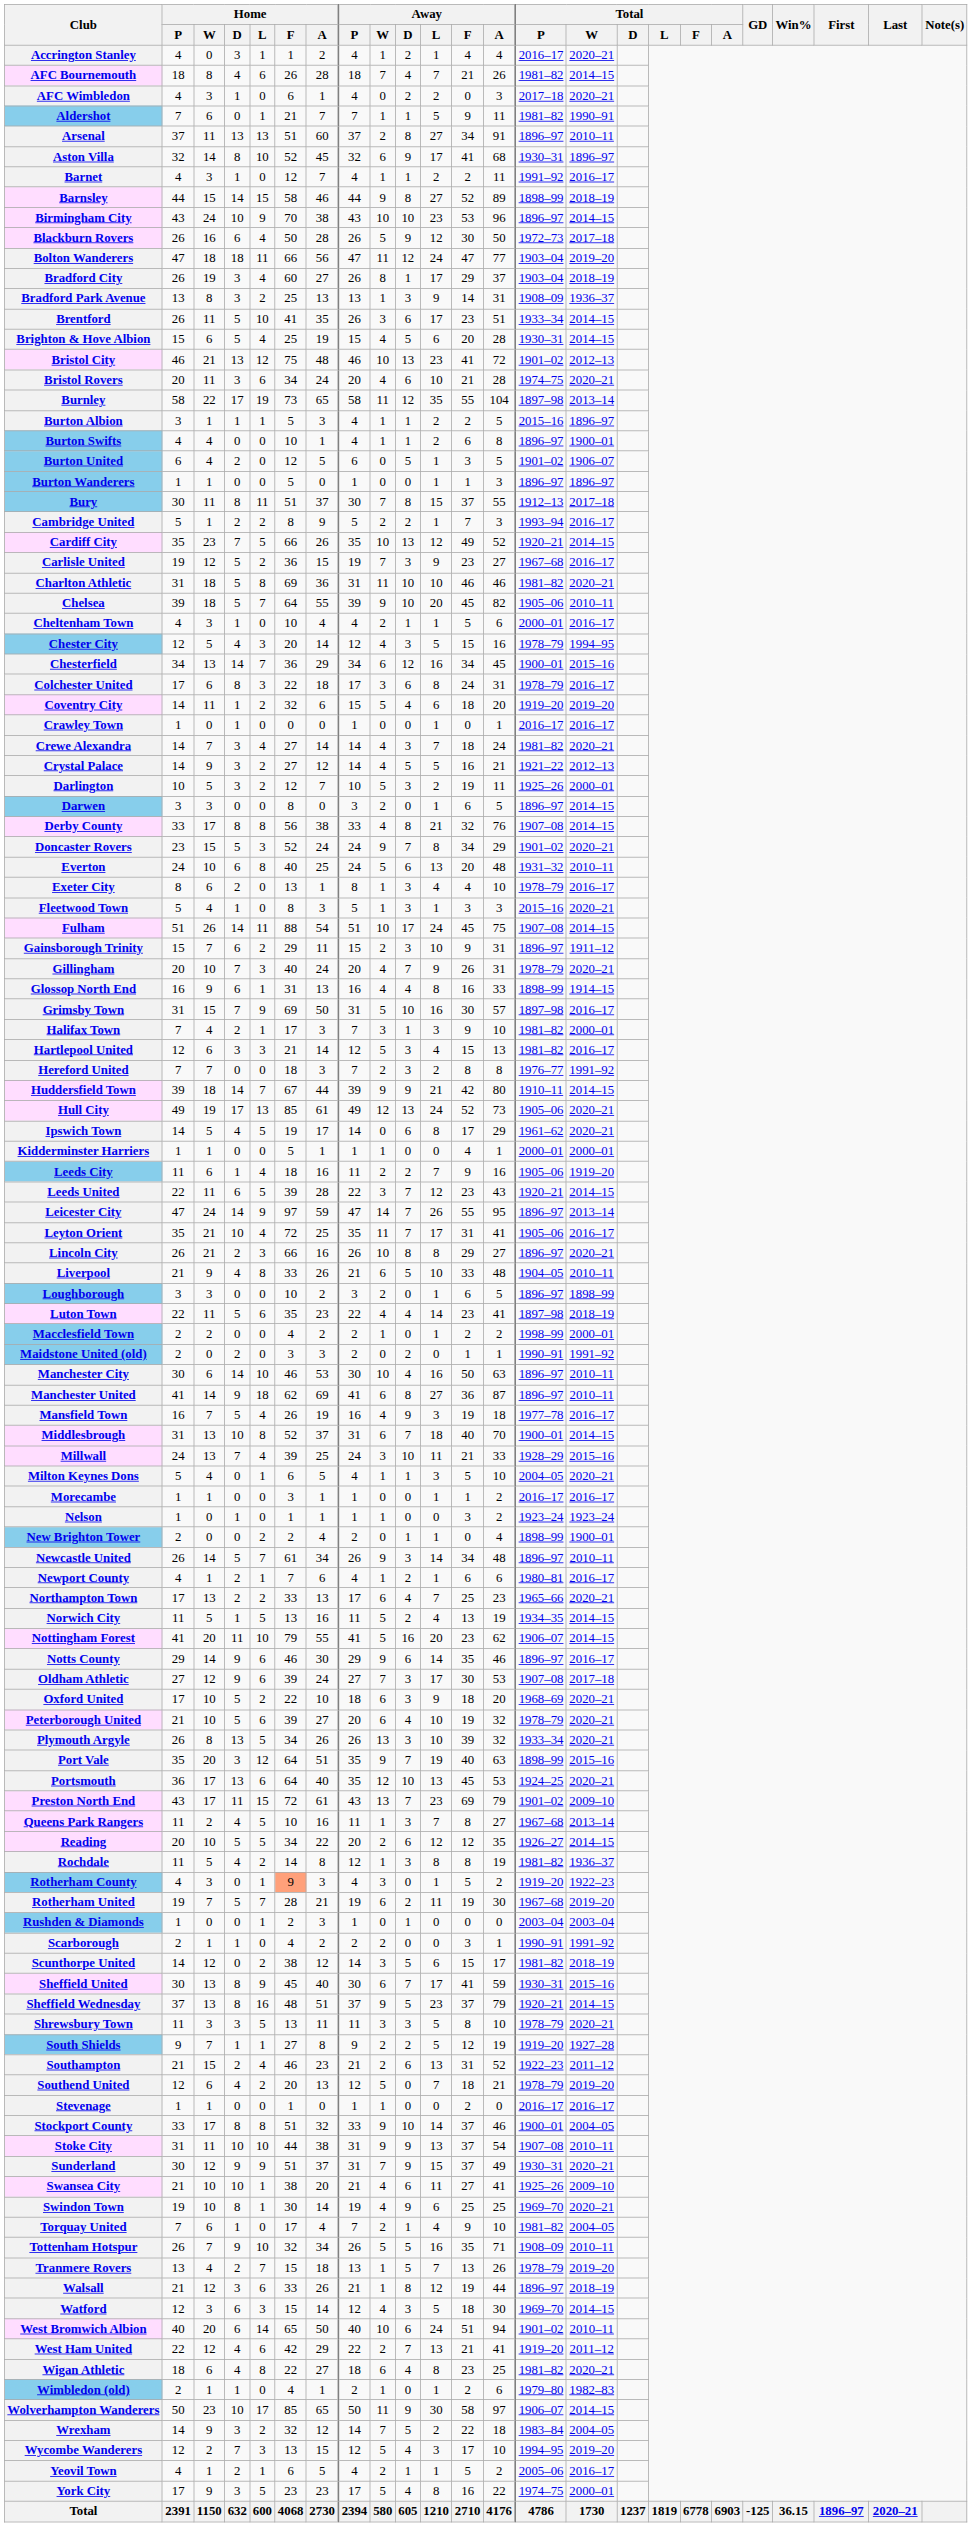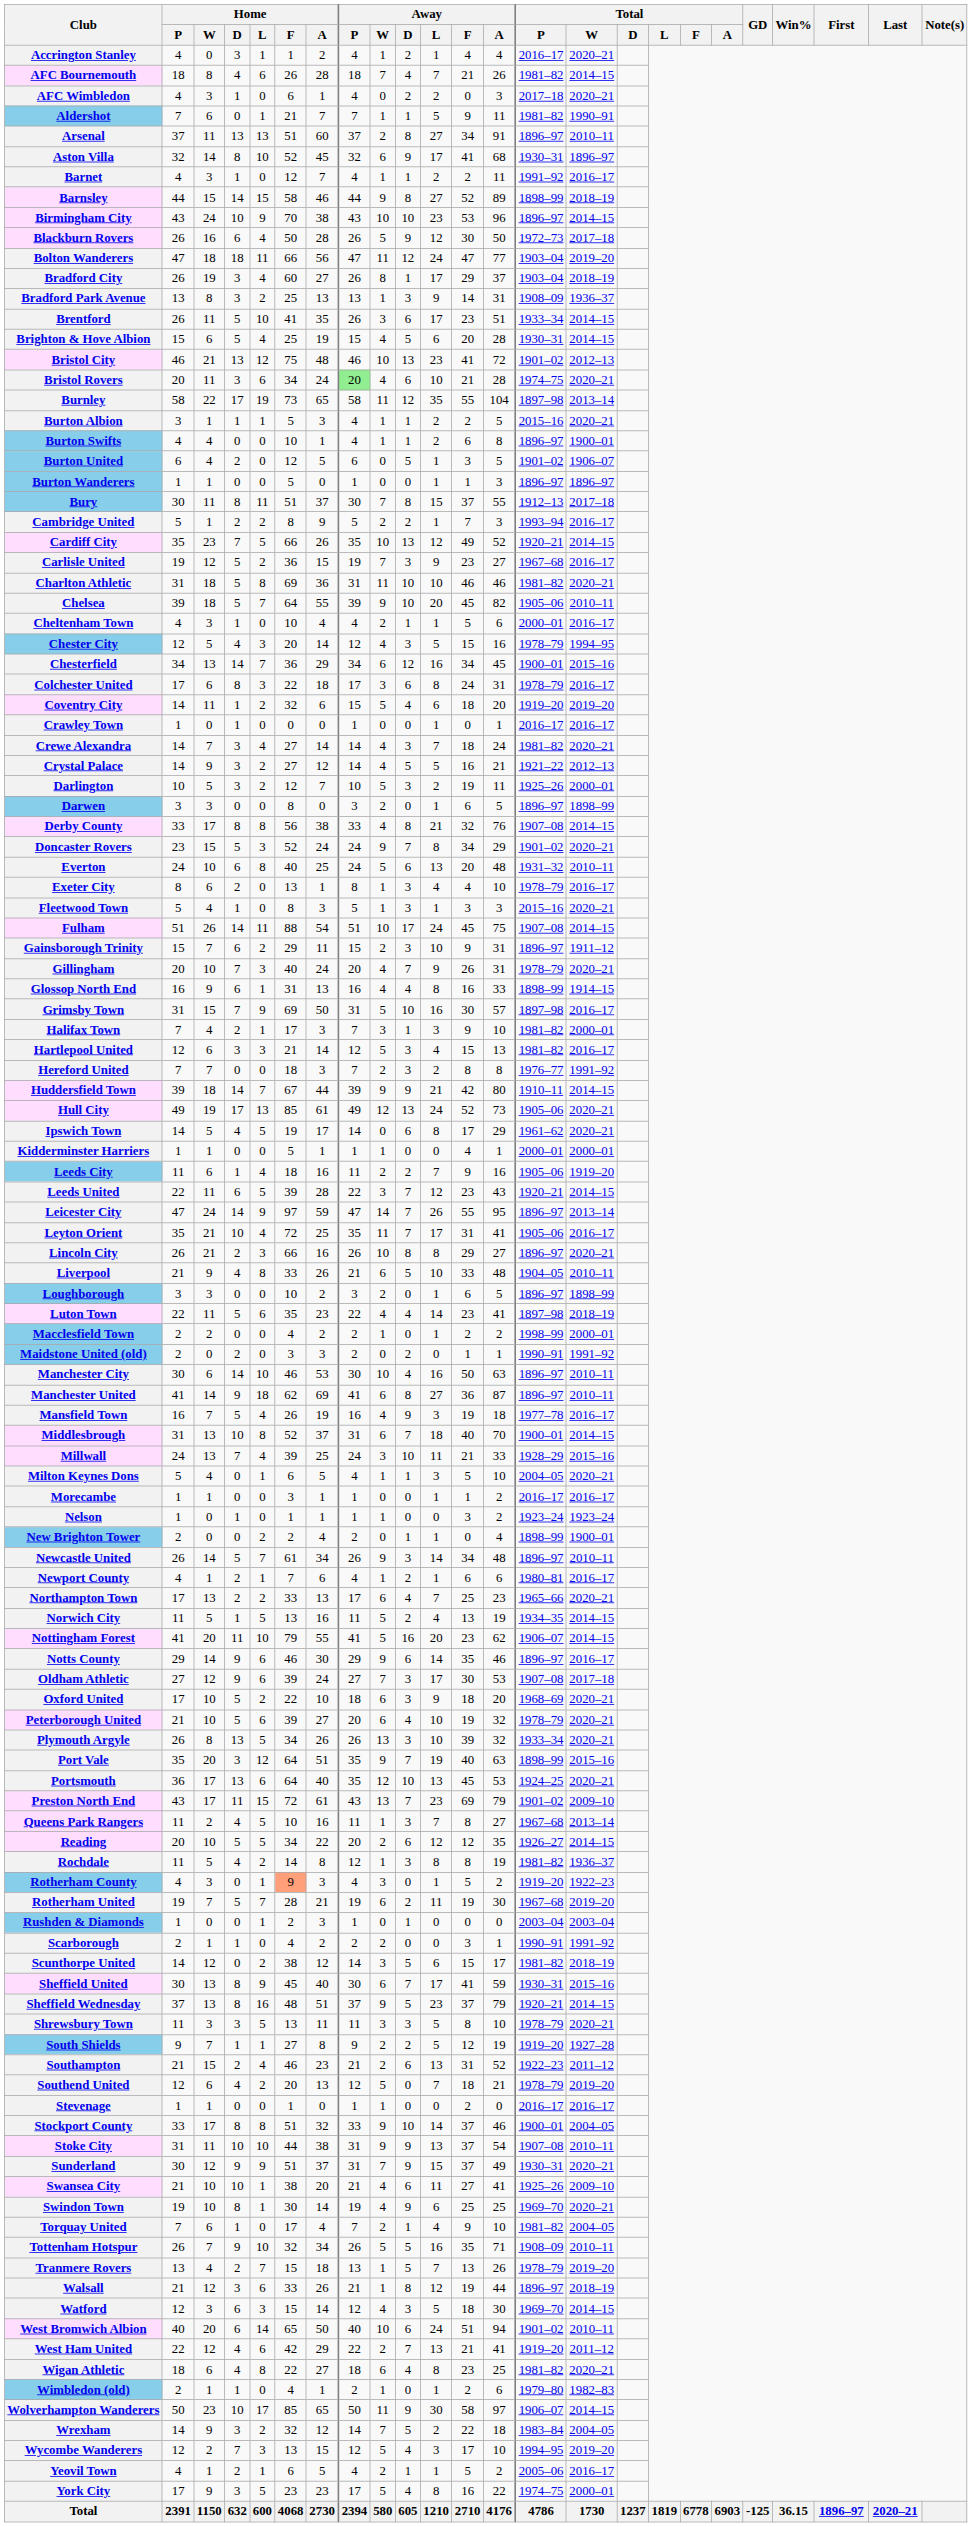(354, 380) no background -> (354, 380) lightgreen background
(592, 420) 1896–97 -> (592, 420) 2020–21
(592, 806) 2014–15 -> (592, 806) 1898–99
